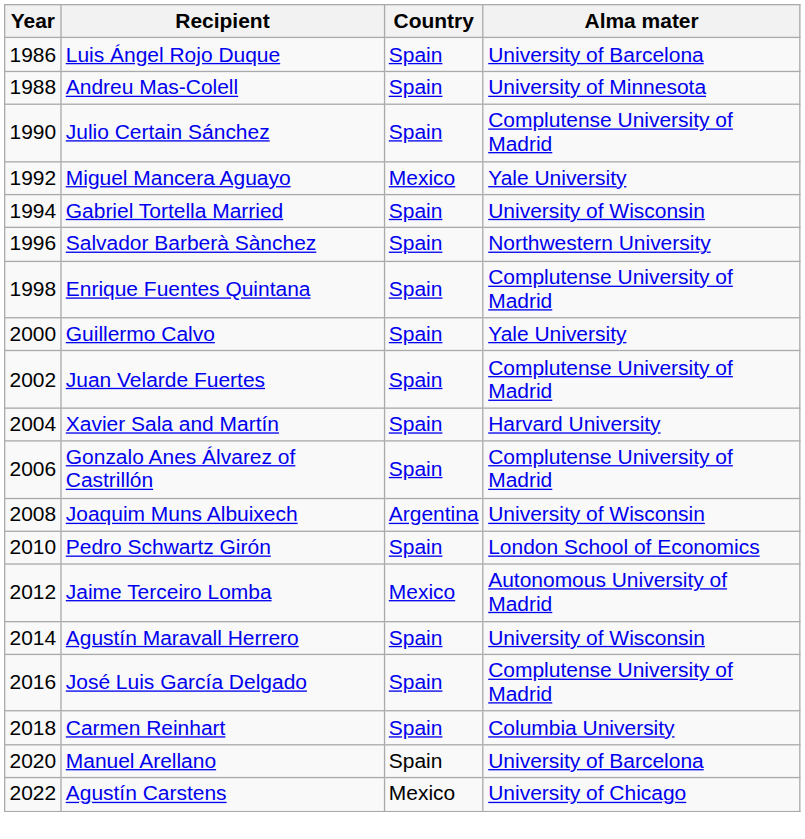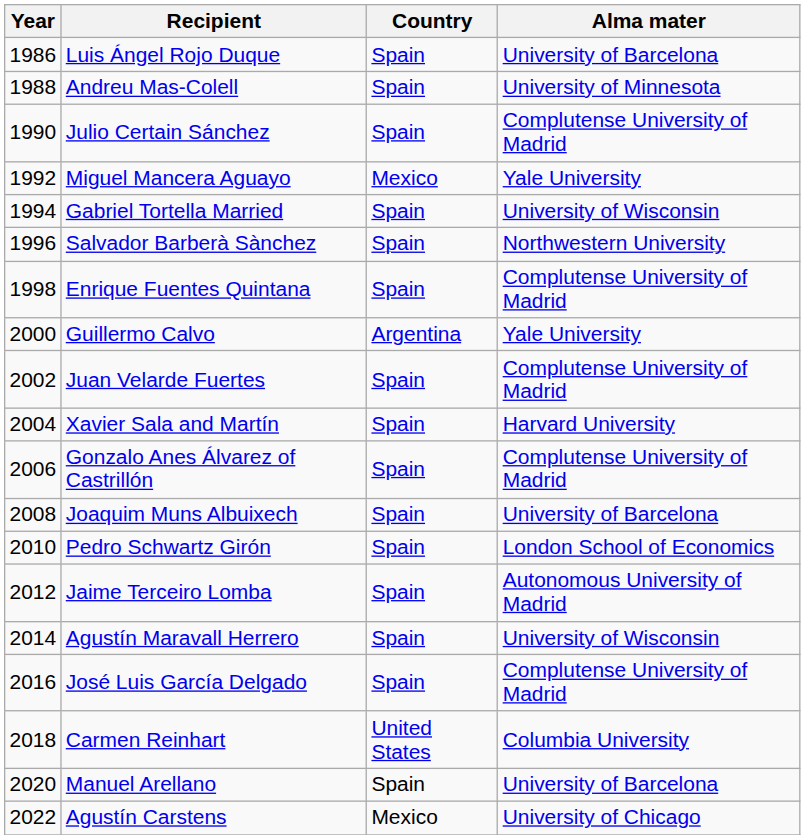(416, 334) Spain -> (416, 334) Argentina
(434, 514) Argentina -> (398, 514) Spain
(597, 514) University of Wisconsin -> (610, 514) University of Barcelona
(422, 592) Mexico -> (398, 592) Spain
(416, 727) Spain -> (402, 739) United States
